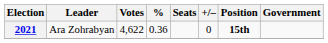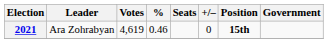(132, 30) 4,622 -> (132, 30) 4,619
(158, 30) 0.36 -> (158, 30) 0.46
